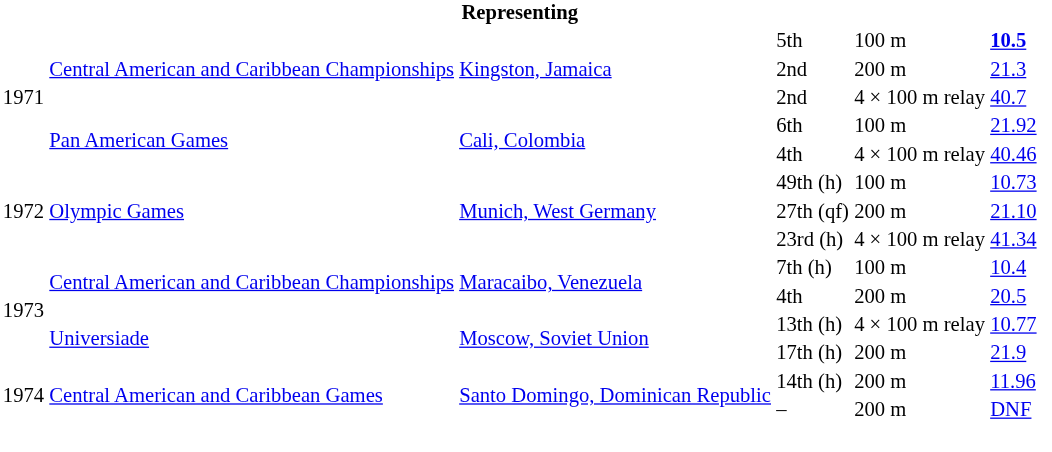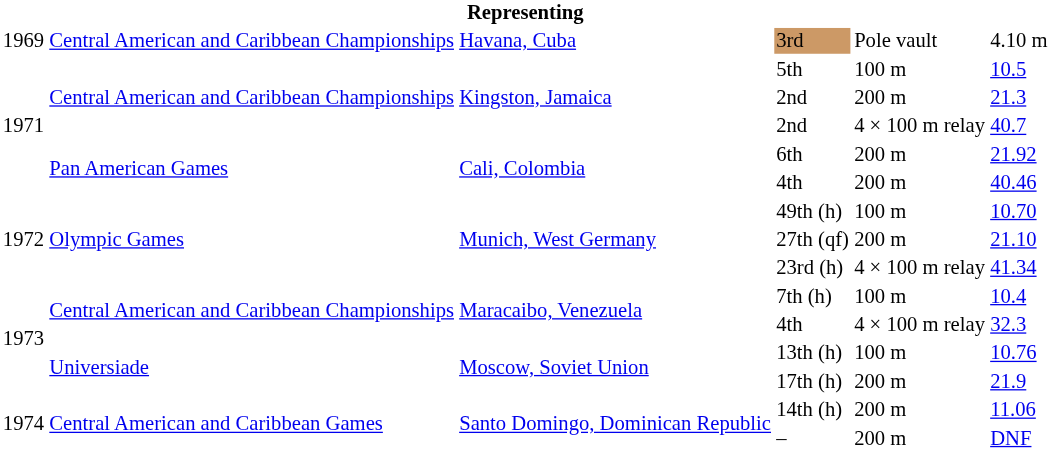+ row: (518, 40)
(1008, 40) bold -> (1008, 69) normal
(880, 125) 100 m -> (880, 154) 200 m
(920, 154) 4 × 100 m relay -> (880, 182) 200 m
(1013, 182) 10.73 -> (1013, 210) 10.70
(880, 296) 200 m -> (920, 324) 4 × 100 m relay
(1008, 296) 20.5 -> (1008, 324) 32.3
(920, 324) 4 × 100 m relay -> (880, 352) 100 m
(1013, 324) 10.77 -> (1013, 352) 10.76
(1013, 381) 11.96 -> (1013, 409) 11.06
